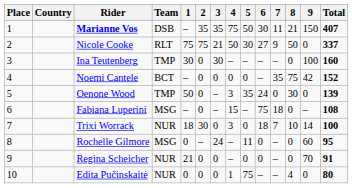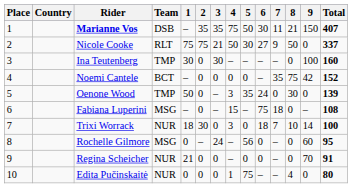(248, 142) 11 -> (248, 142) 56
